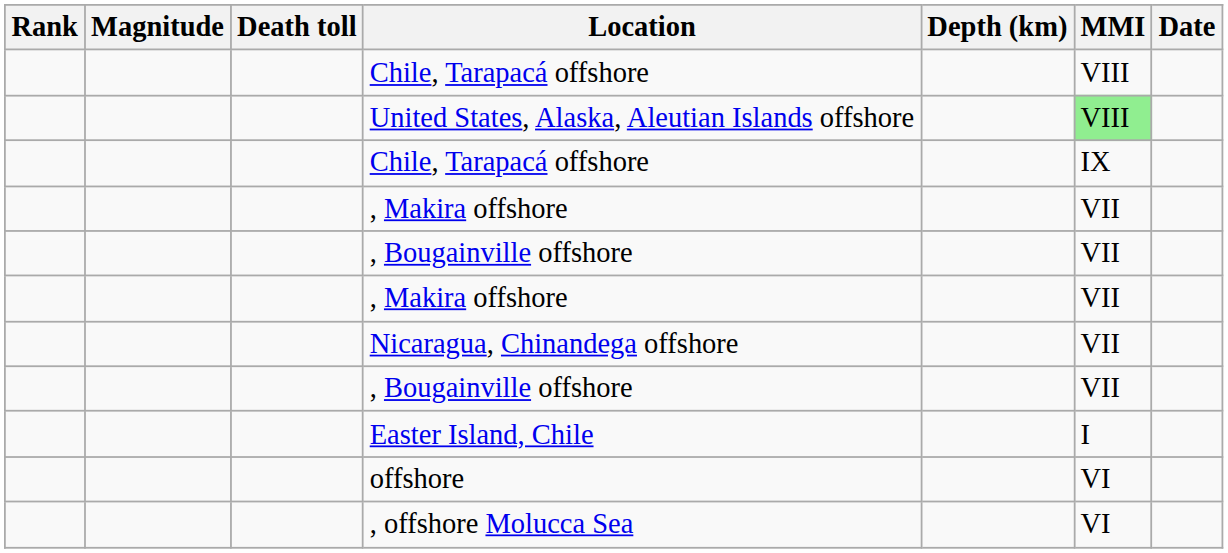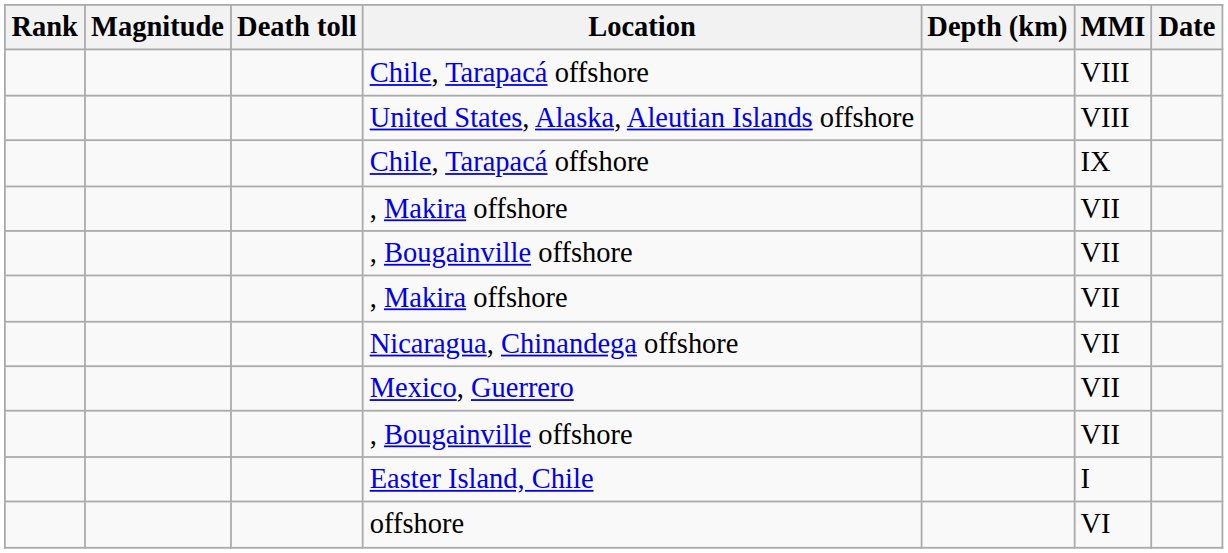(1105, 117) lightgreen background -> (1105, 117) no background
+ row: (45, 389)
- row: (45, 524)
